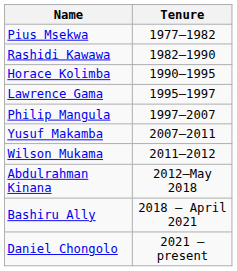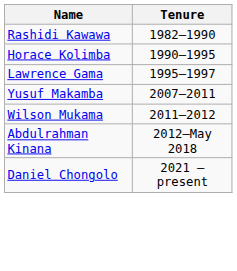- row: (48, 34)
- row: (59, 114)
- row: (52, 215)
